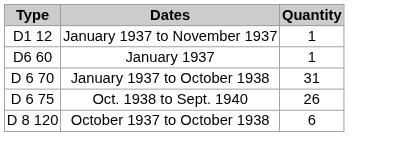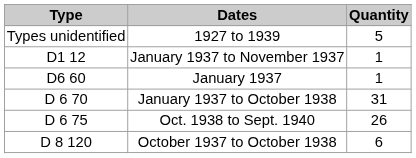+ row: (237, 36)
